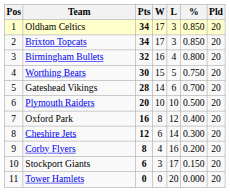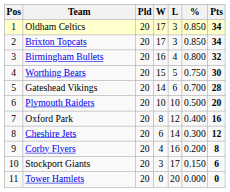columns swapped: (216, 12) <-> (144, 12)
